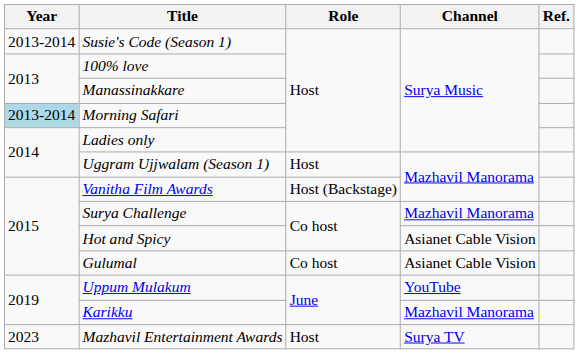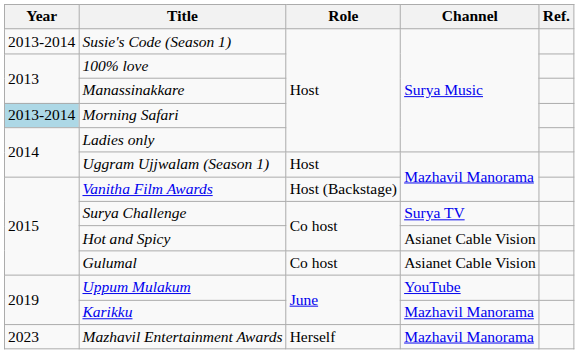(469, 213) Mazhavil Manorama -> (434, 213) Surya TV
(304, 336) Host -> (312, 336) Herself
(434, 336) Surya TV -> (469, 336) Mazhavil Manorama
